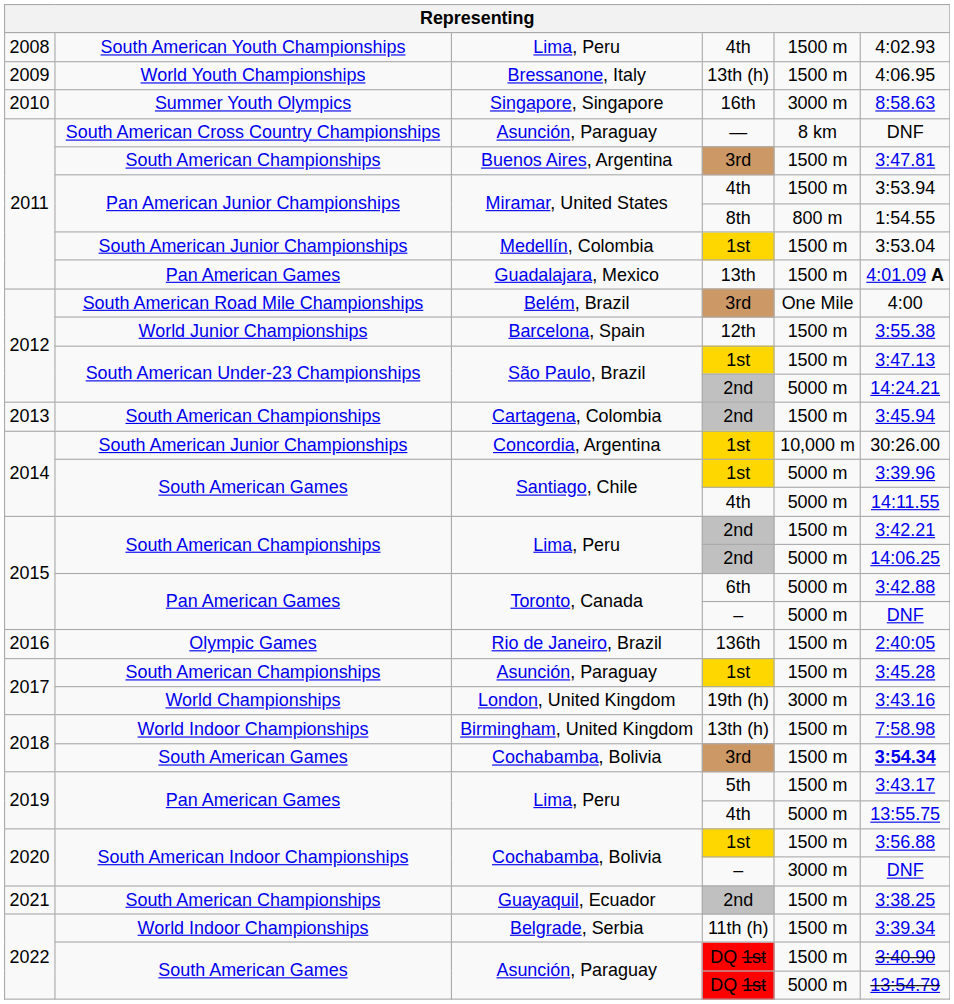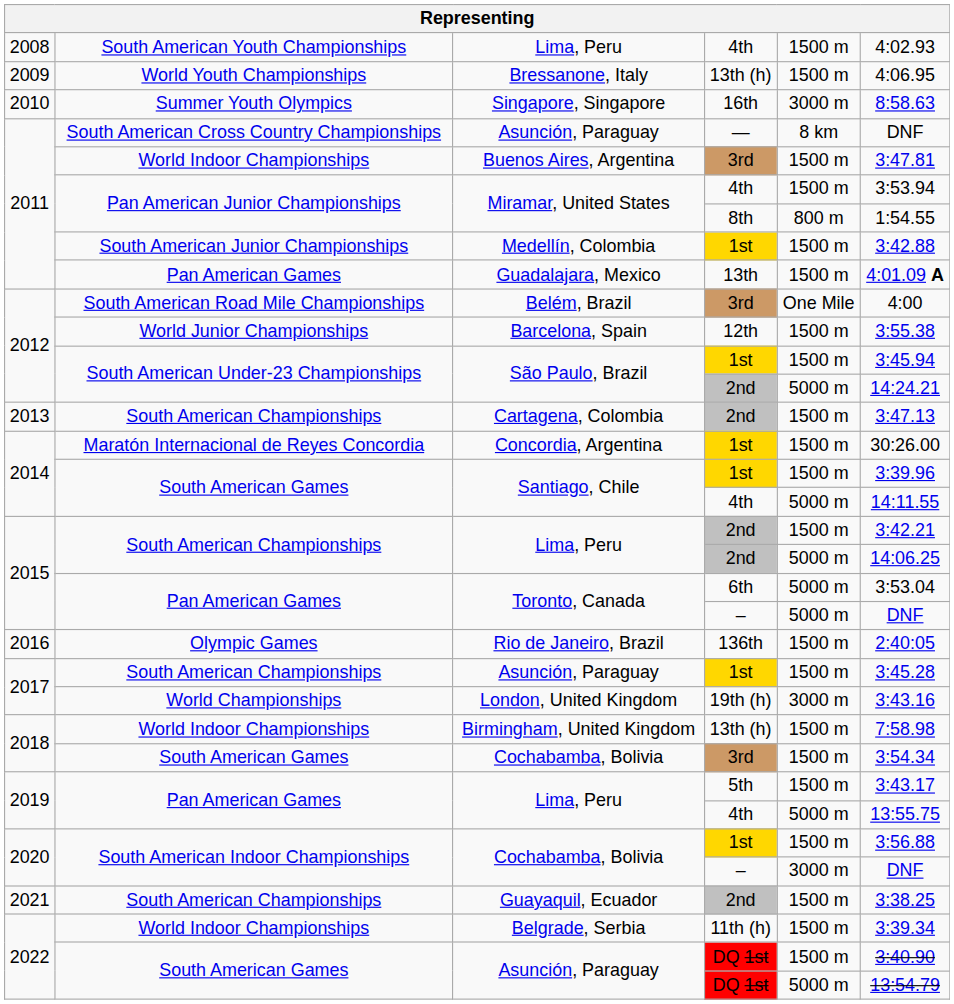(253, 160) South American Championships -> (254, 160) World Indoor Championships
(905, 246) 3:53.04 -> (905, 246) 3:42.88
(905, 359) 3:47.13 -> (905, 359) 3:45.94
(905, 416) 3:45.94 -> (905, 416) 3:47.13
(253, 445) South American Junior Championships -> (254, 445) Maratón Internacional de Reyes Concordia
(818, 445) 10,000 m -> (819, 445) 1500 m
(818, 473) 5000 m -> (819, 473) 1500 m
(905, 587) 3:42.88 -> (905, 587) 3:53.04
(905, 757) bold -> (905, 757) normal
